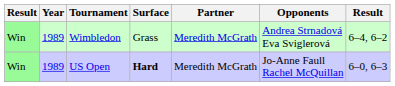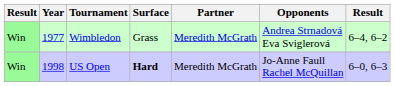(53, 36) 1989 -> (53, 36) 1977
(53, 66) 1989 -> (53, 66) 1998
